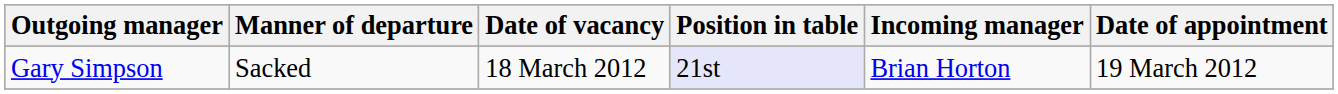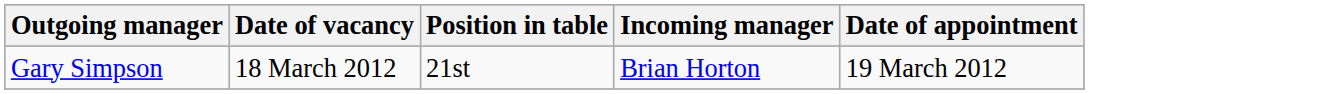- column: (354, 25)
(698, 67) lavender background -> (448, 67) no background
